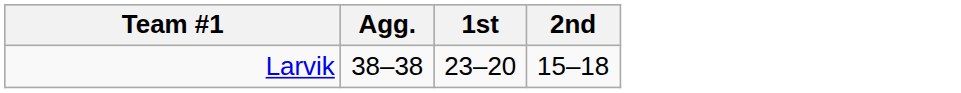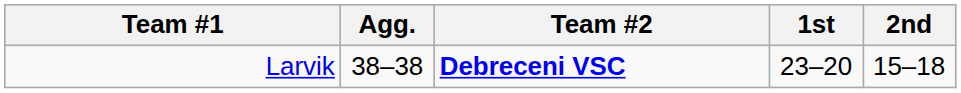+ column: (602, 25)
